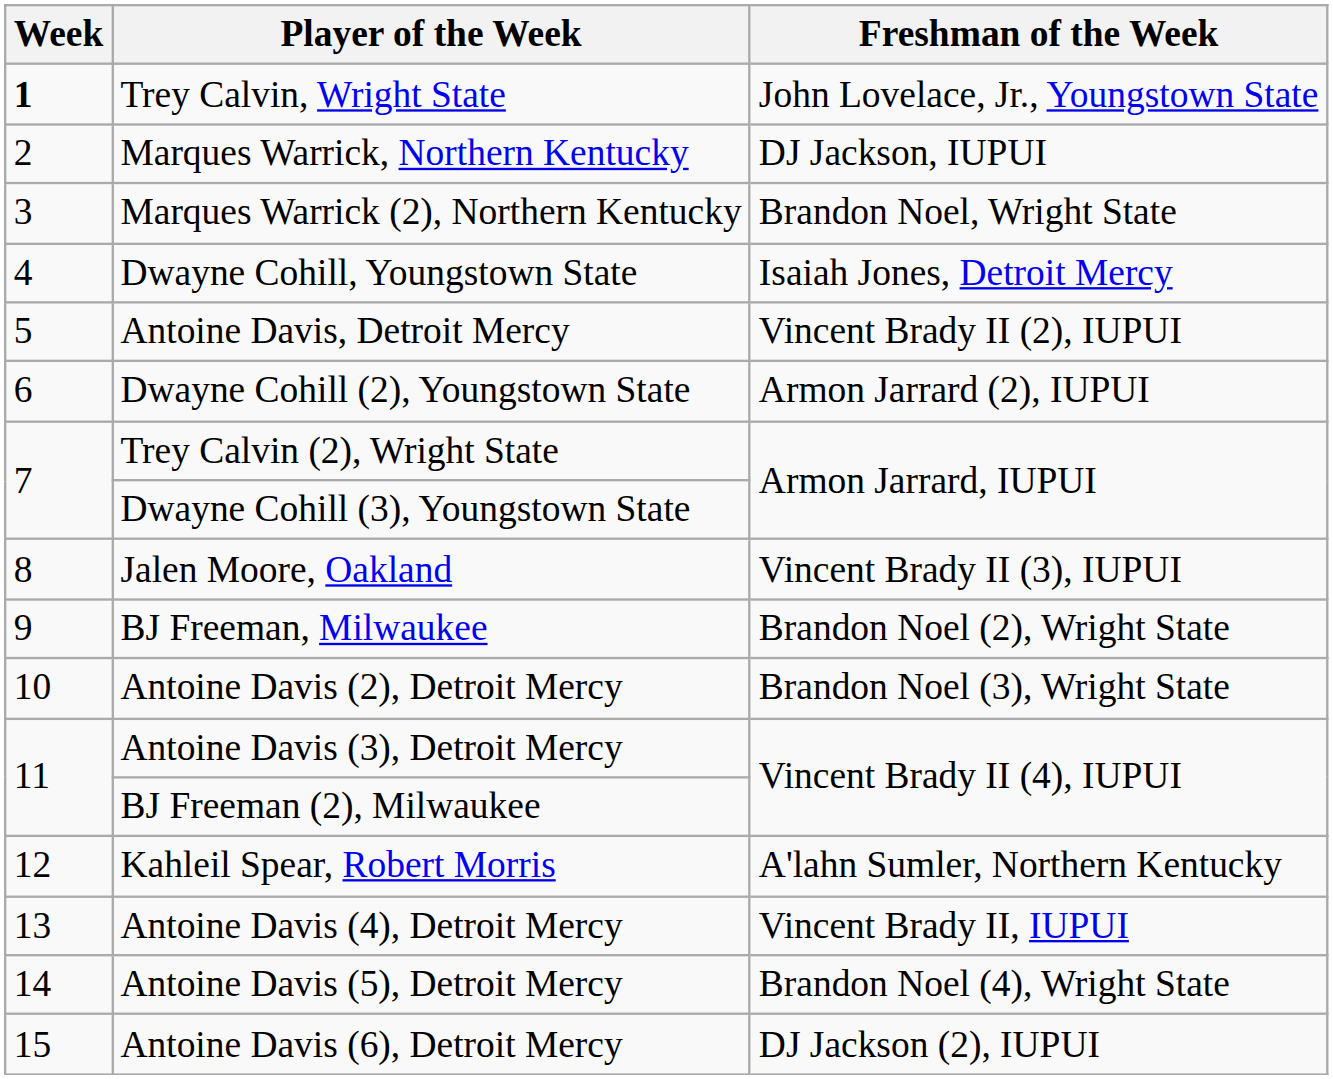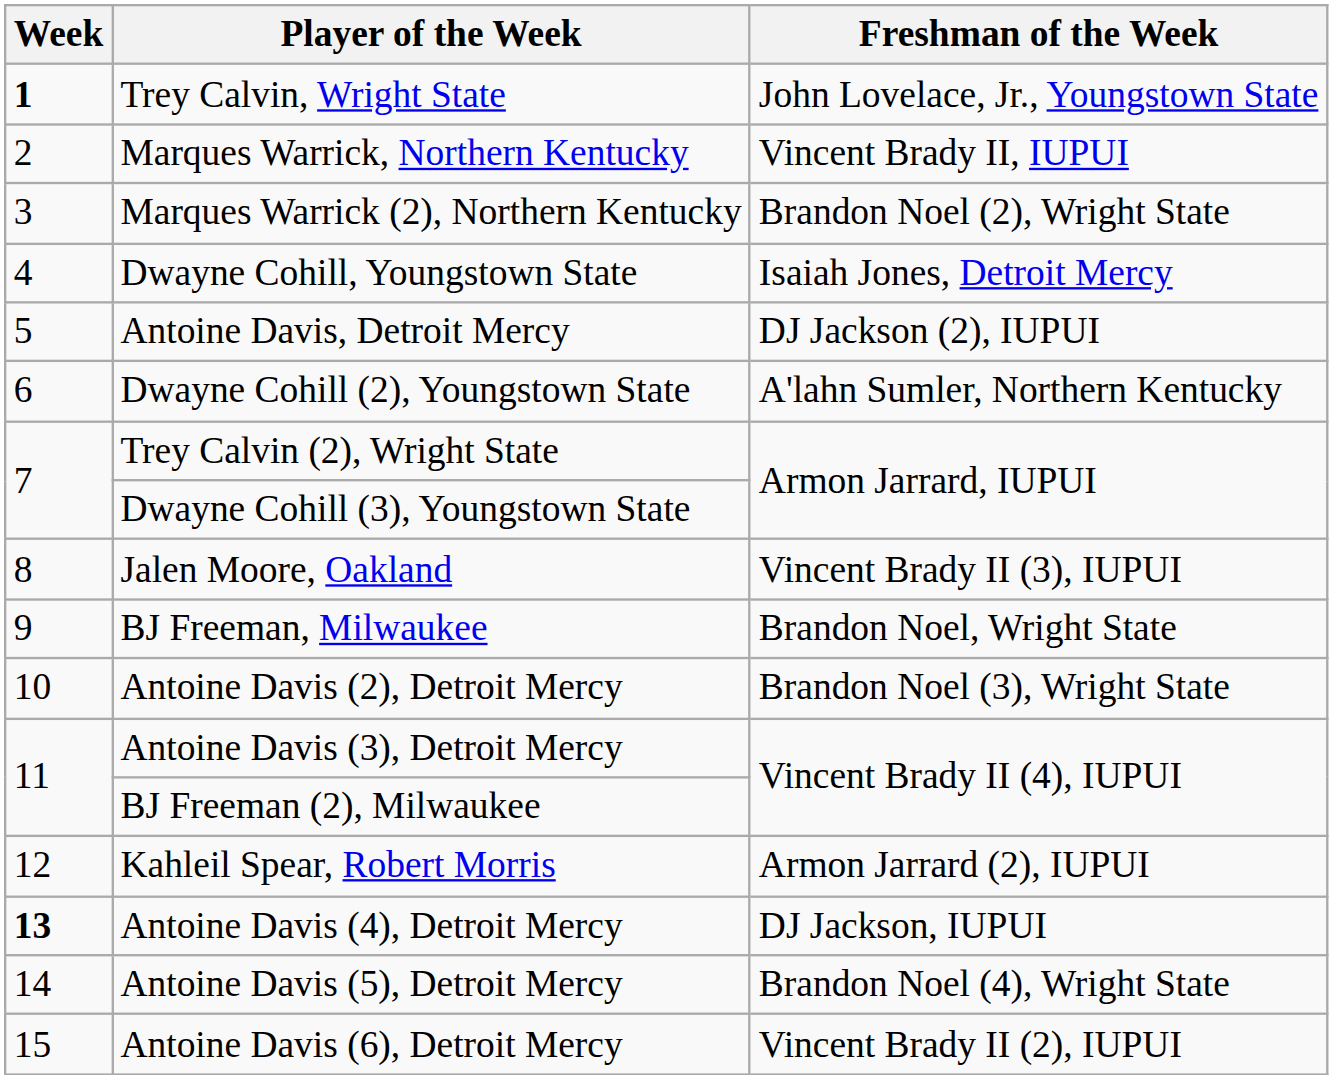(903, 152) DJ Jackson, IUPUI -> (944, 152) Vincent Brady II, IUPUI
(968, 212) Brandon Noel, Wright State -> (994, 212) Brandon Noel (2), Wright State
(970, 331) Vincent Brady II (2), IUPUI -> (929, 331) DJ Jackson (2), IUPUI
(954, 390) Armon Jarrard (2), IUPUI -> (1020, 390) A'lahn Sumler, Northern Kentucky
(994, 627) Brandon Noel (2), Wright State -> (968, 627) Brandon Noel, Wright State
(1020, 865) A'lahn Sumler, Northern Kentucky -> (954, 865) Armon Jarrard (2), IUPUI
(33, 924) normal -> (33, 924) bold
(944, 924) Vincent Brady II, IUPUI -> (903, 924) DJ Jackson, IUPUI
(929, 1043) DJ Jackson (2), IUPUI -> (970, 1043) Vincent Brady II (2), IUPUI
